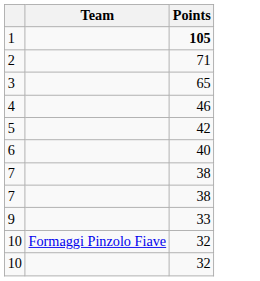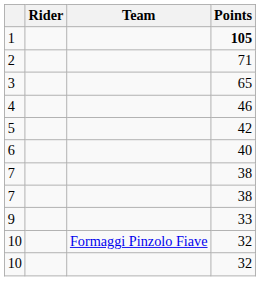+ column: (46, 15)
